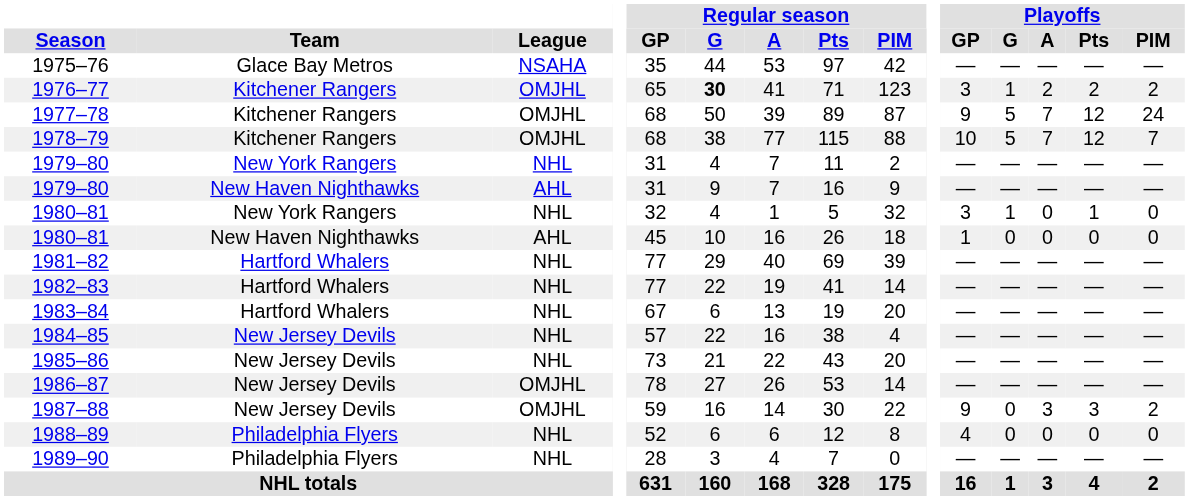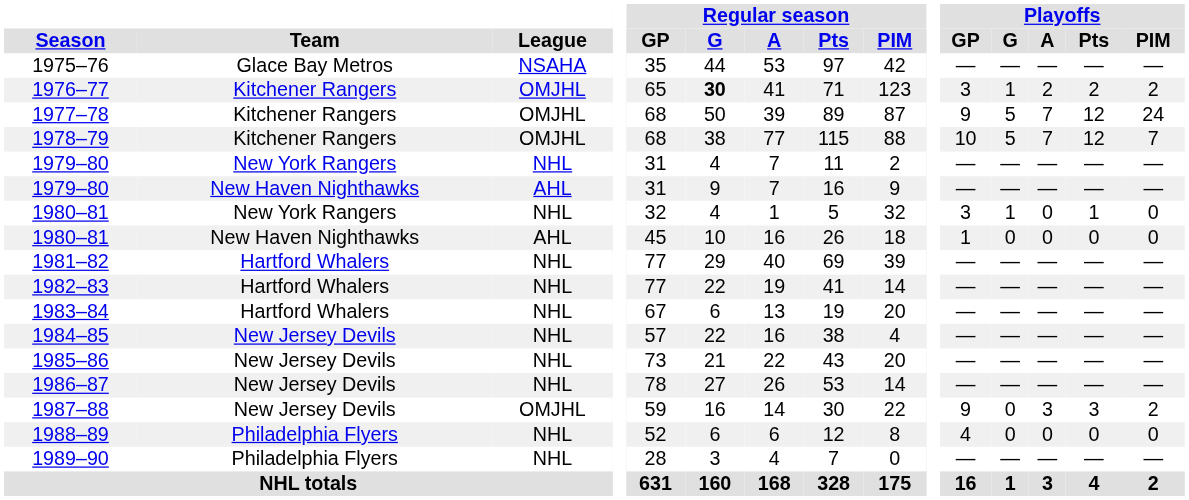(552, 385) OMJHL -> (552, 385) NHL
